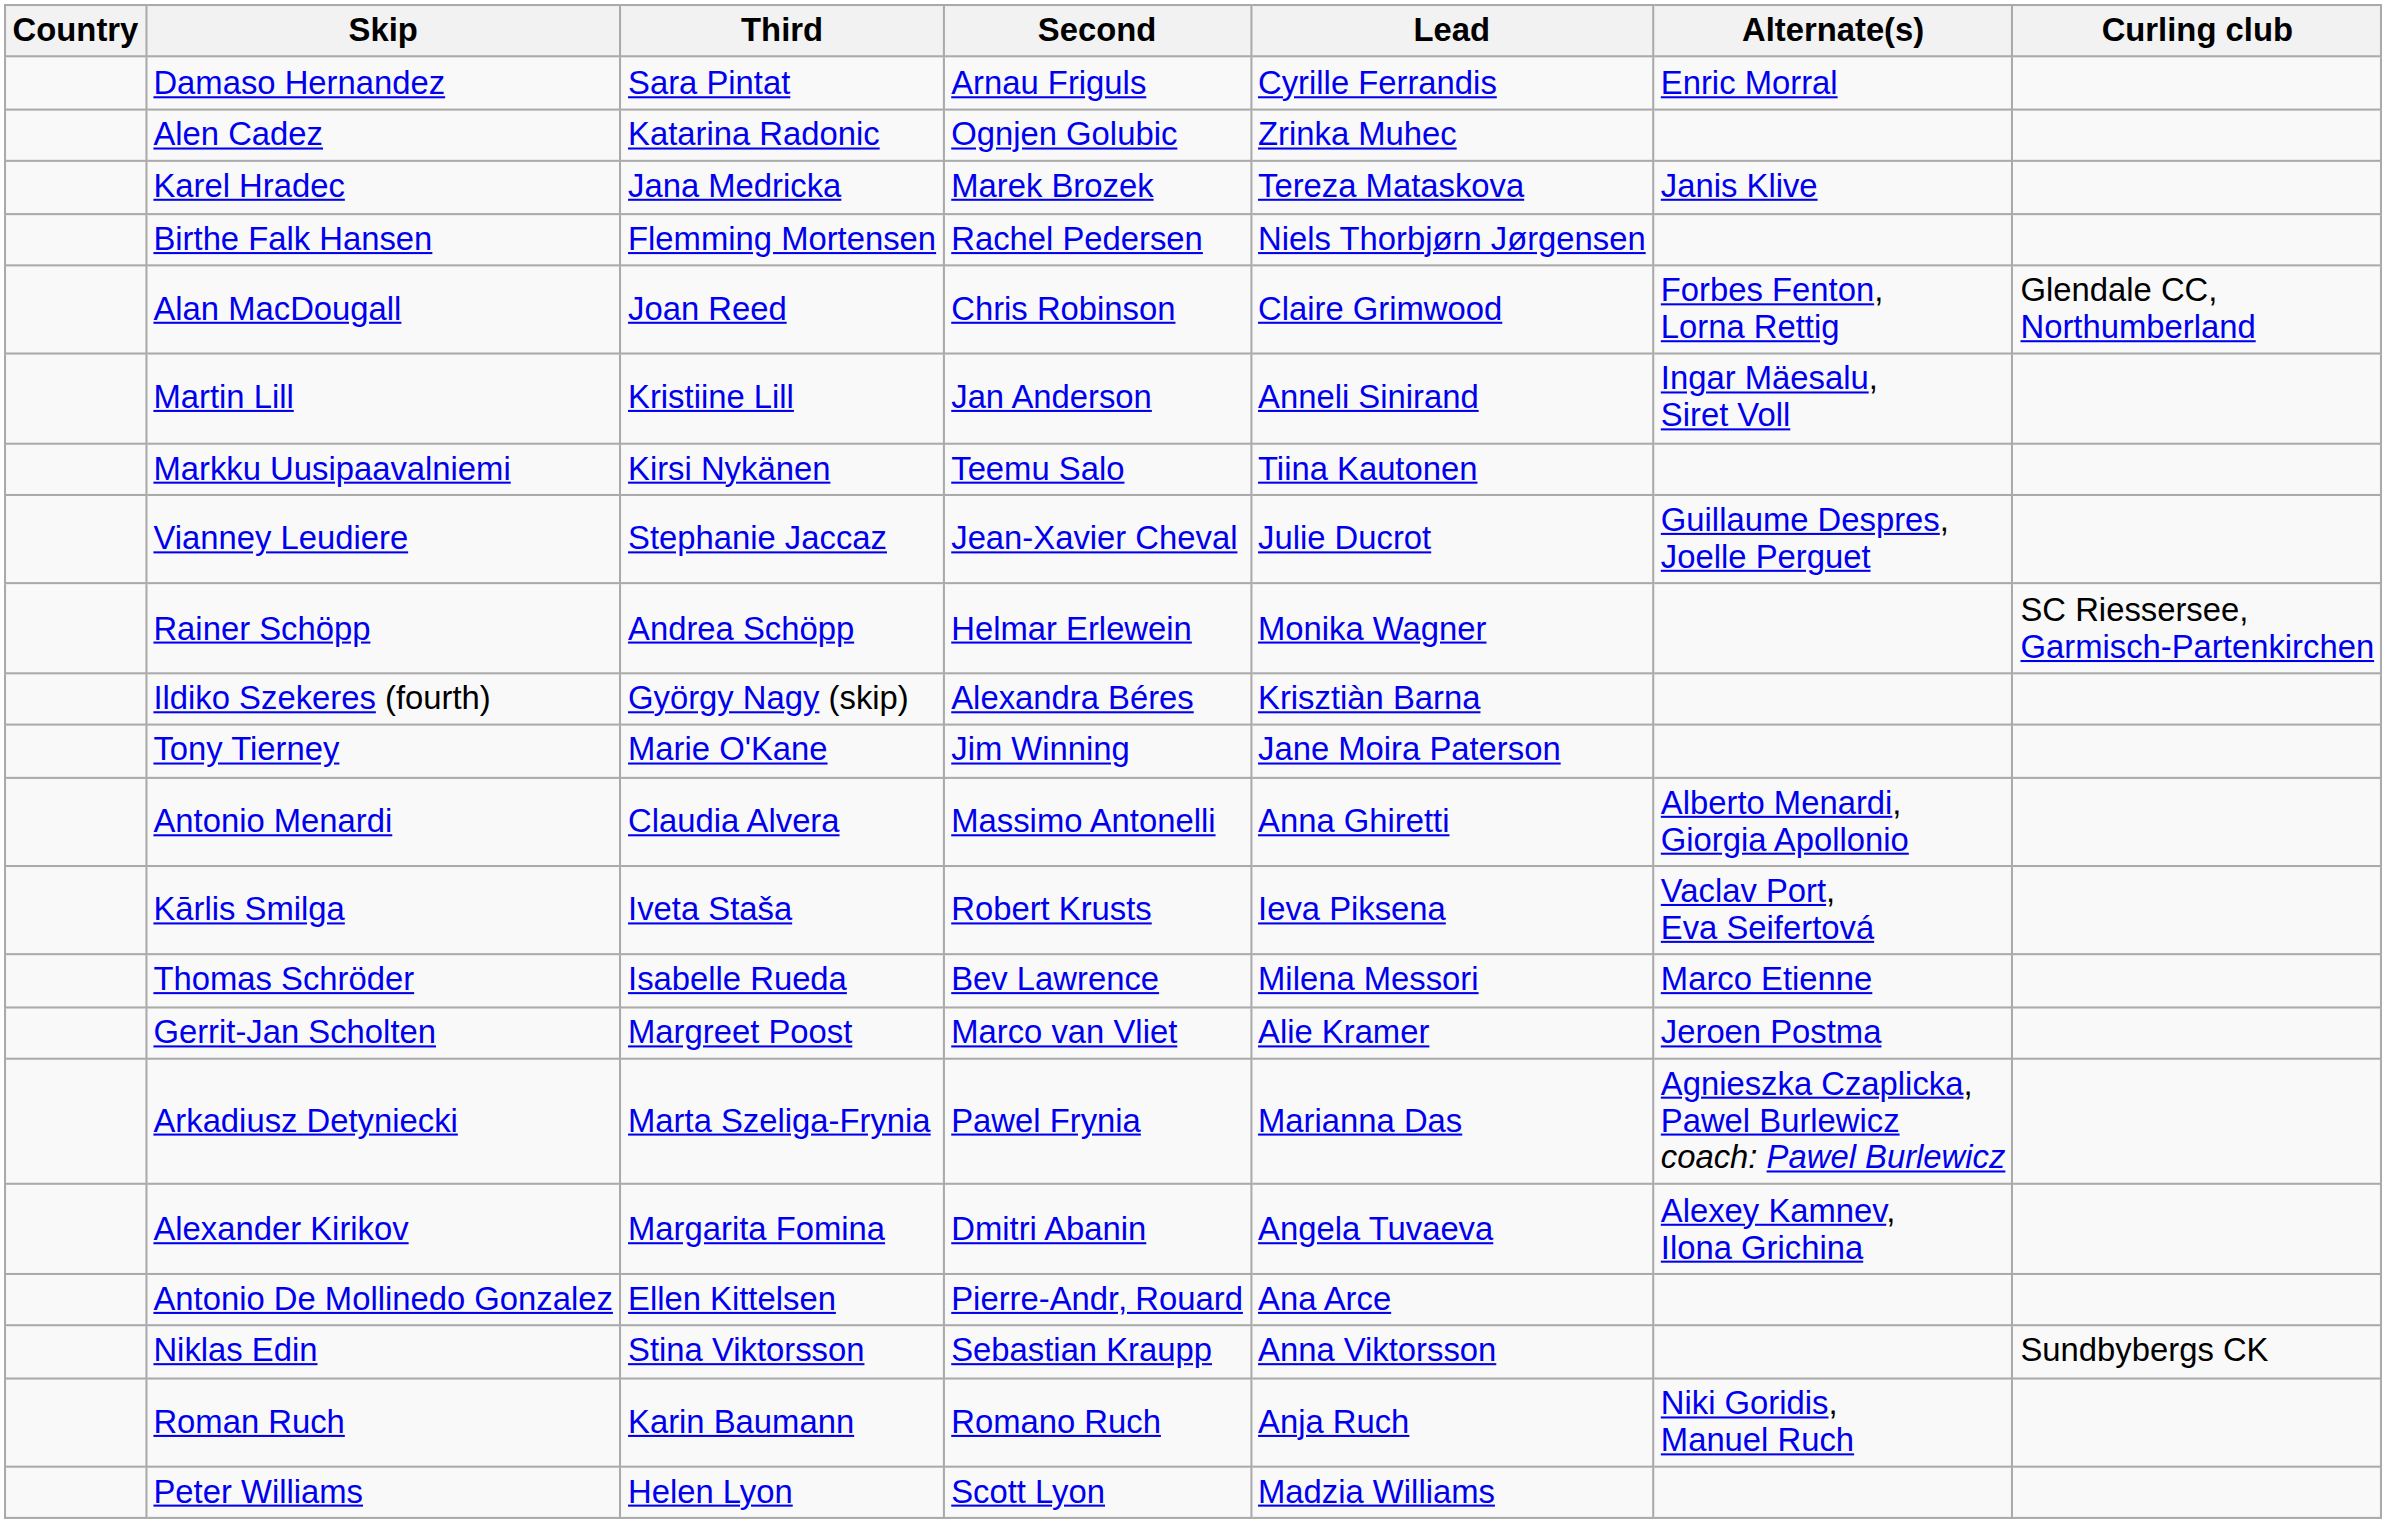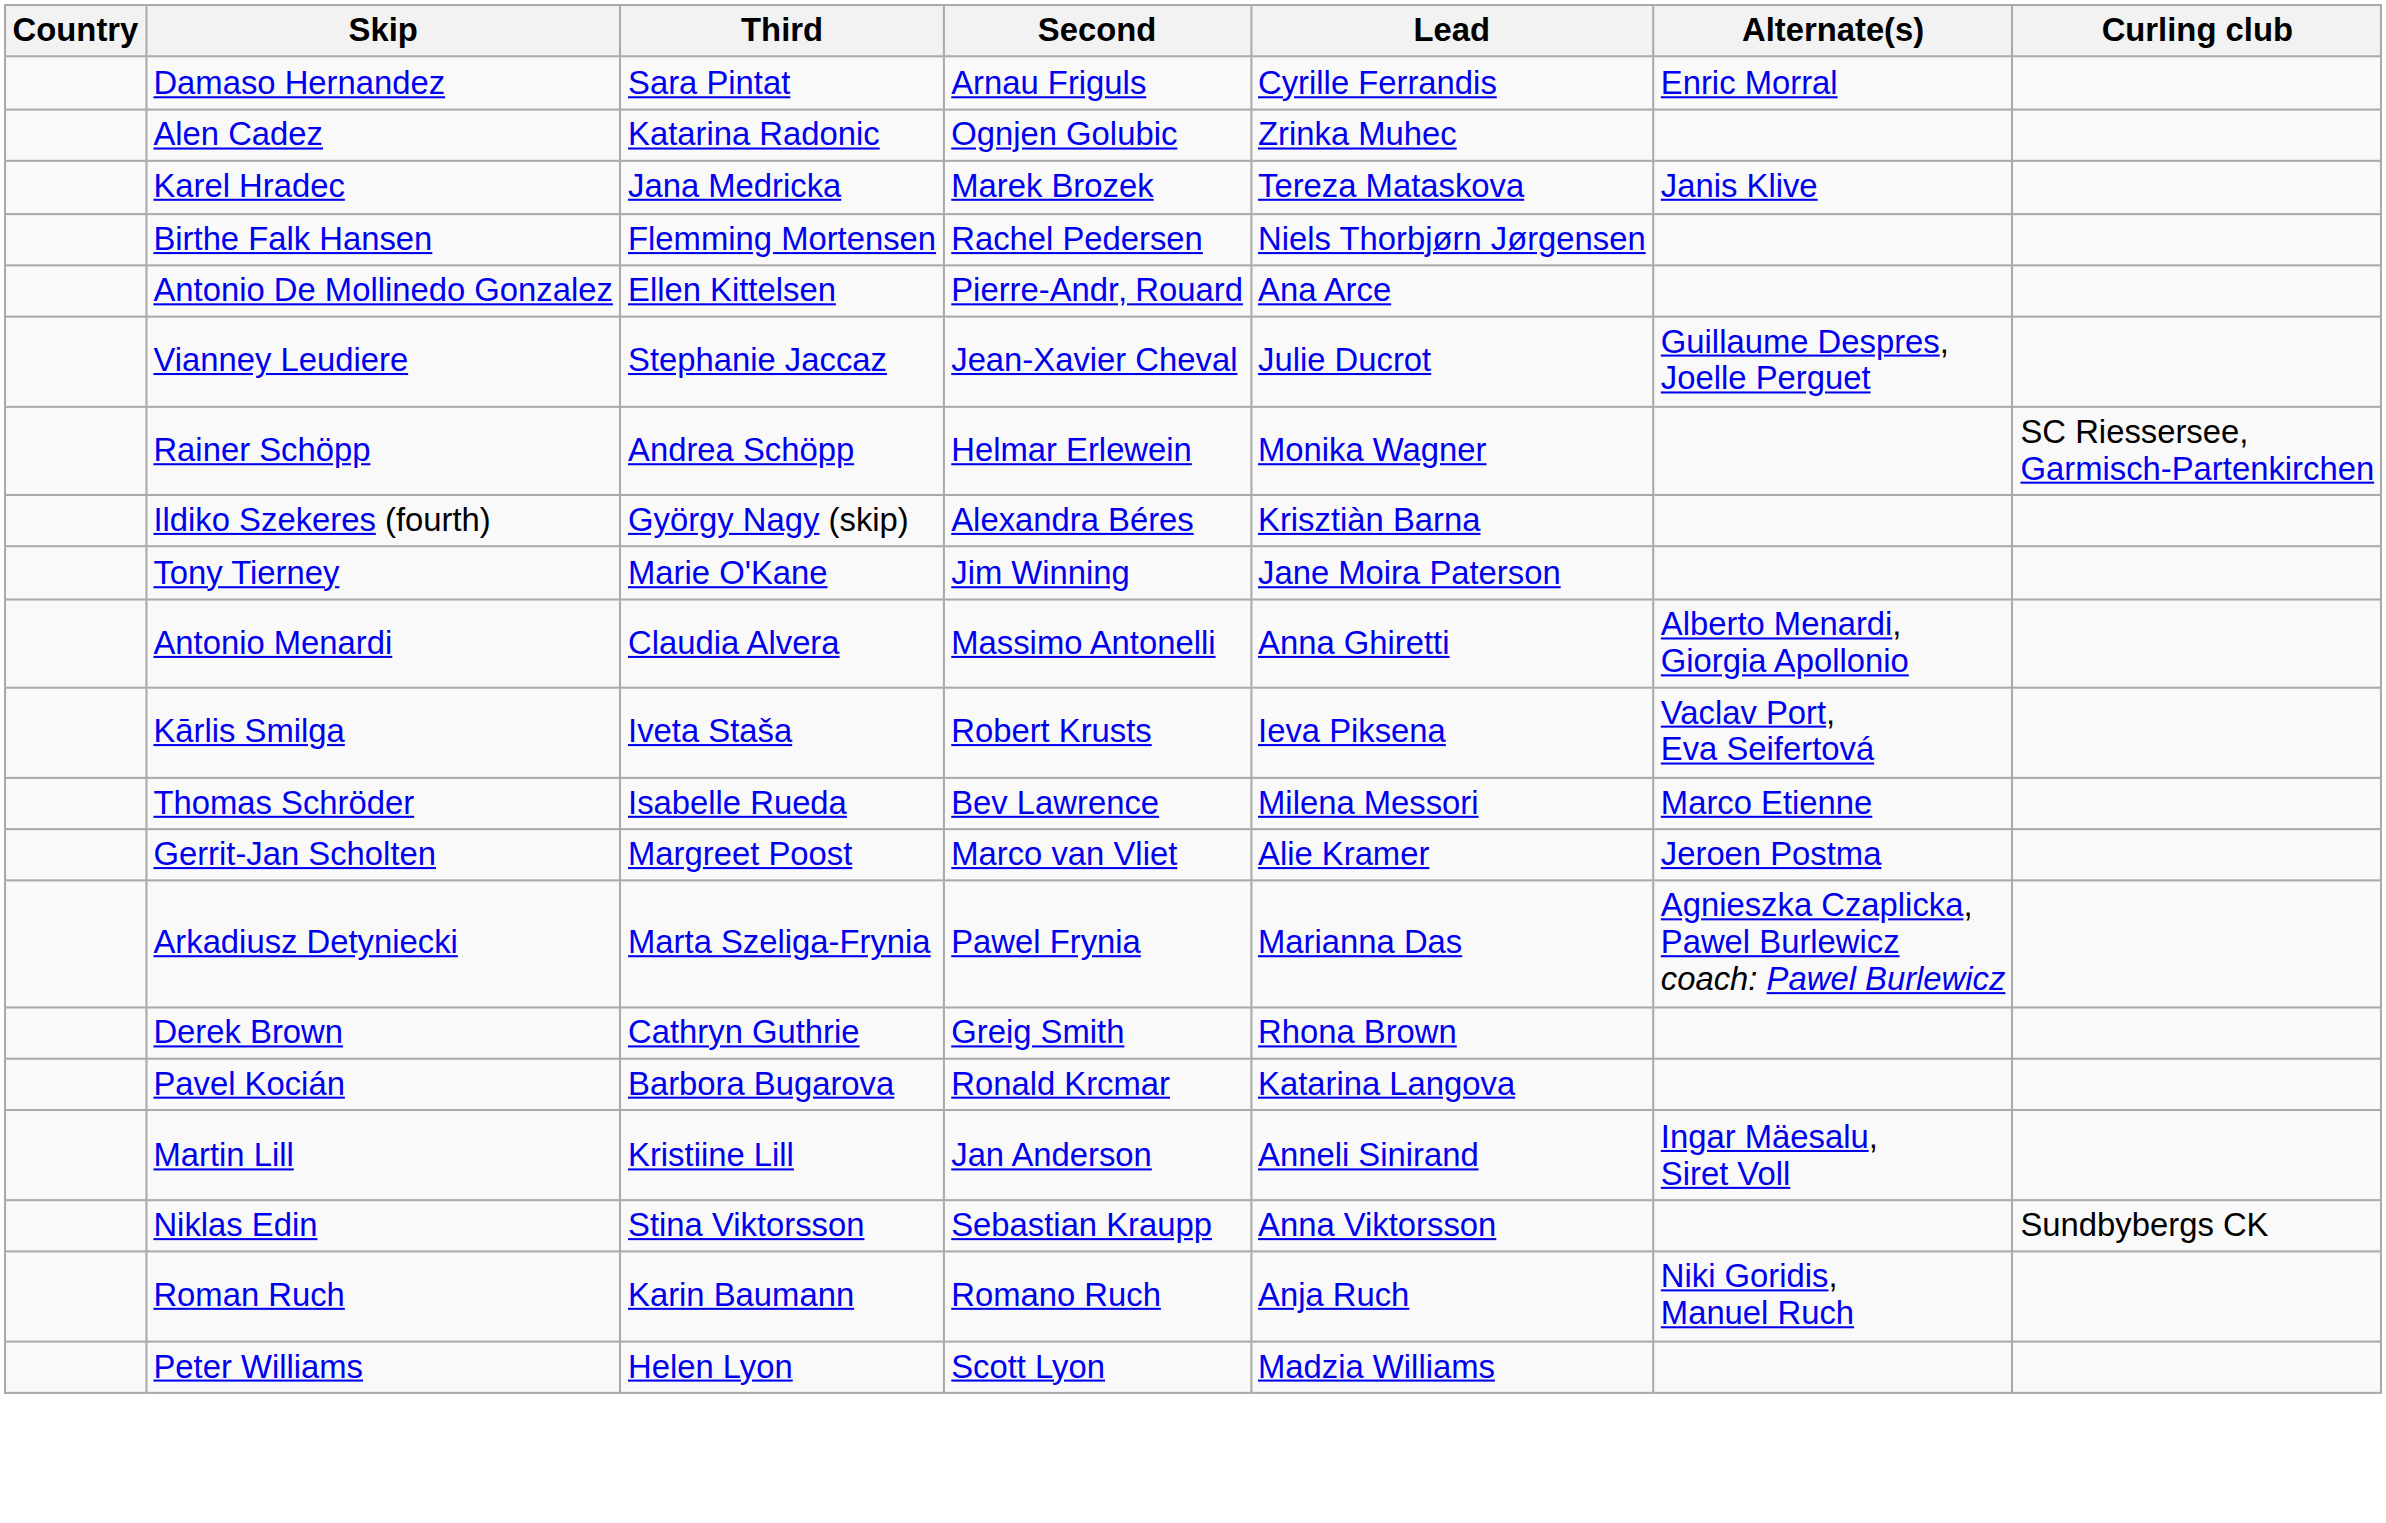- row: (277, 309)
rows swapped: (224, 397) <-> (383, 1298)
- row: (332, 468)
- row: (281, 1228)
+ row: (248, 1032)
+ row: (249, 1084)
